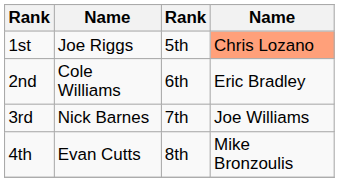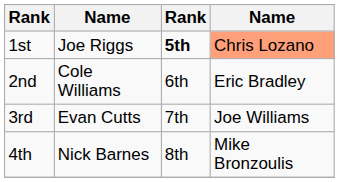(177, 44) normal -> (178, 44) bold
(103, 117) Nick Barnes -> (99, 117) Evan Cutts
(99, 154) Evan Cutts -> (103, 154) Nick Barnes
